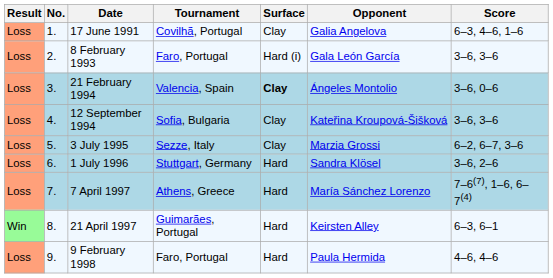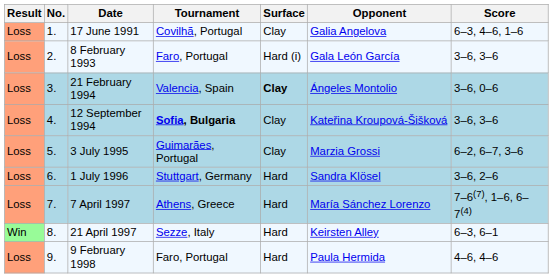(193, 119) normal -> (196, 119) bold
(185, 144) Sezze, Italy -> (185, 151) Guimarães, Portugal
(185, 225) Guimarães, Portugal -> (185, 232) Sezze, Italy
